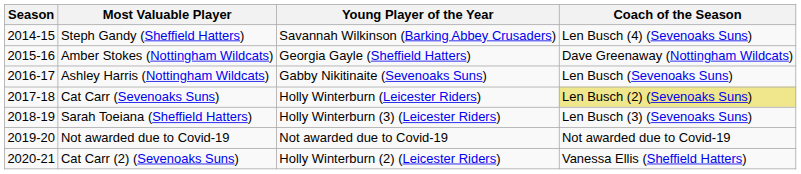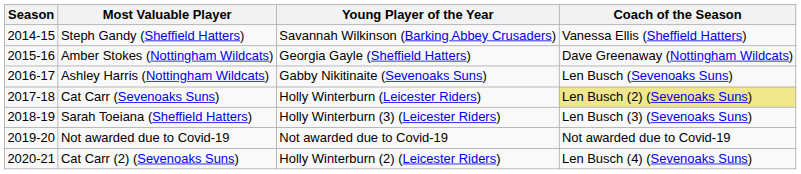(657, 35) Len Busch (4) (Sevenoaks Suns) -> (654, 35) Vanessa Ellis (Sheffield Hatters)
(654, 158) Vanessa Ellis (Sheffield Hatters) -> (657, 158) Len Busch (4) (Sevenoaks Suns)
